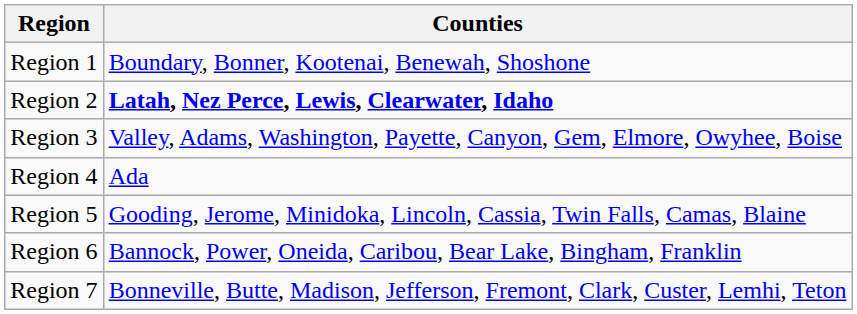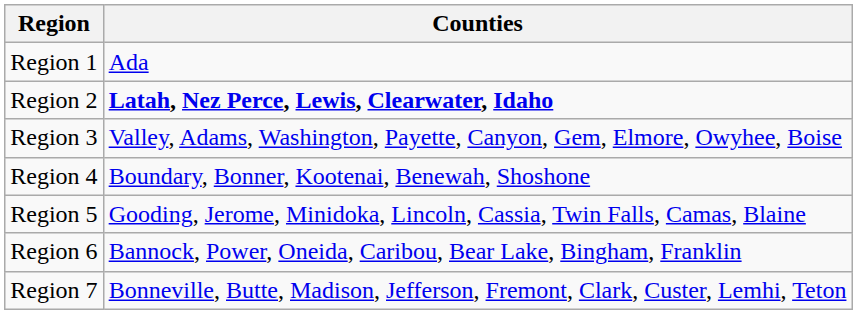(349, 61) Boundary, Bonner, Kootenai, Benewah, Shoshone -> (129, 61) Ada
(129, 175) Ada -> (349, 175) Boundary, Bonner, Kootenai, Benewah, Shoshone
